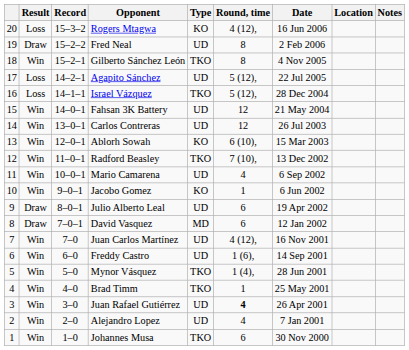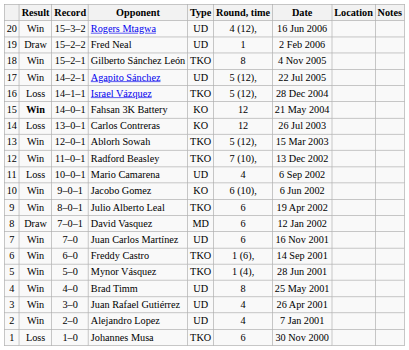(36, 28) Loss -> (36, 28) Win
(201, 28) KO -> (201, 28) UD
(243, 45) 8 -> (243, 45) 1
(36, 77) Loss -> (36, 77) Win
(36, 110) normal -> (36, 110) bold
(201, 110) UD -> (201, 110) KO
(36, 126) Win -> (36, 126) Loss
(201, 126) UD -> (201, 126) KO
(201, 142) KO -> (201, 142) TKO
(243, 142) 6 (10), -> (243, 142) 5 (12),
(36, 175) Win -> (36, 175) Loss
(243, 191) 1 -> (243, 191) 6 (10),
(36, 207) Draw -> (36, 207) Win
(201, 207) UD -> (201, 207) TKO
(243, 239) 4 (12), -> (243, 239) 6
(201, 256) UD -> (201, 256) TKO
(201, 288) TKO -> (201, 288) UD
(243, 288) 1 -> (243, 288) 8
(243, 304) bold -> (243, 304) normal
(36, 337) Win -> (36, 337) Loss
